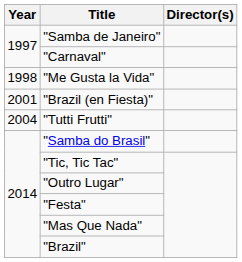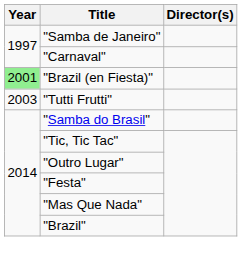- row: (99, 78)
(22, 99) no background -> (22, 78) lightgreen background
(22, 120) 2004 -> (22, 99) 2003
